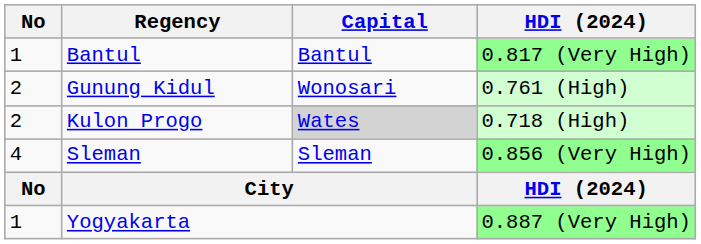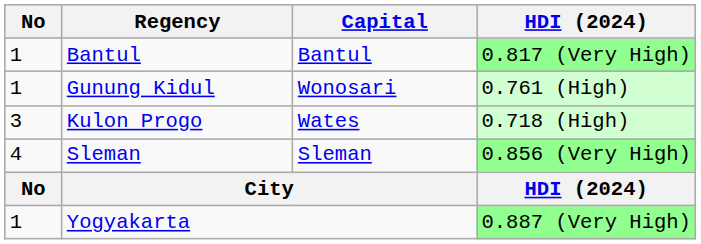(16, 88) 2 -> (16, 88) 1
(16, 122) 2 -> (16, 122) 3
(329, 122) lightgrey background -> (329, 122) no background
